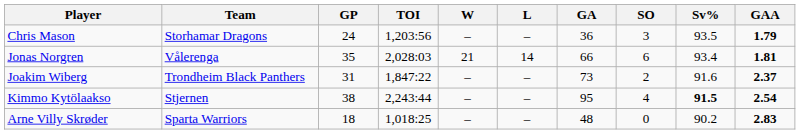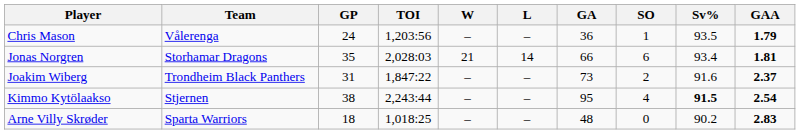(216, 35) Storhamar Dragons -> (192, 35) Vålerenga
(646, 35) 3 -> (646, 35) 1
(192, 56) Vålerenga -> (216, 56) Storhamar Dragons
